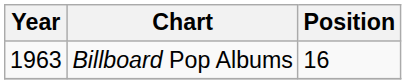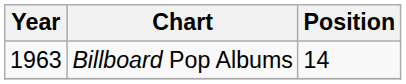(317, 59) 16 -> (317, 59) 14
